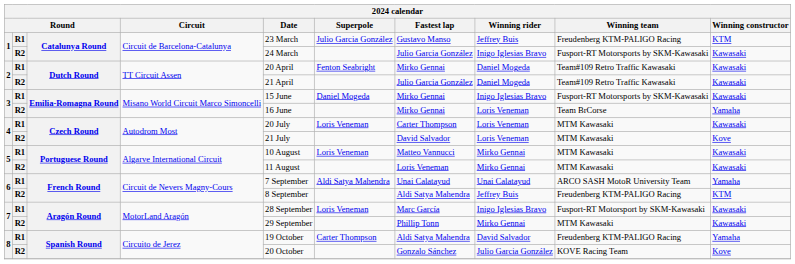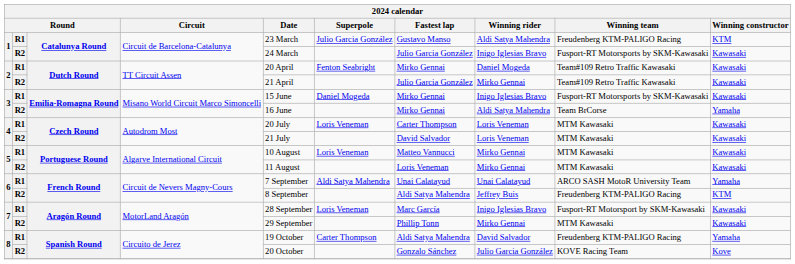(498, 39) Jeffrey Buis -> (513, 39) Aldi Satya Mahendra
(503, 81) Daniel Mogeda -> (501, 81) Mirko Gennai
(503, 110) Loris Veneman -> (513, 110) Aldi Satya Mahendra
(722, 138) Kove -> (729, 138) Kawasaki
